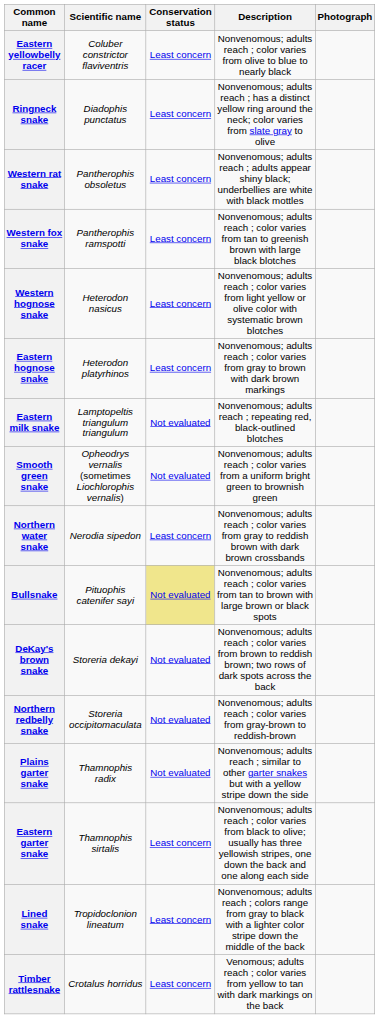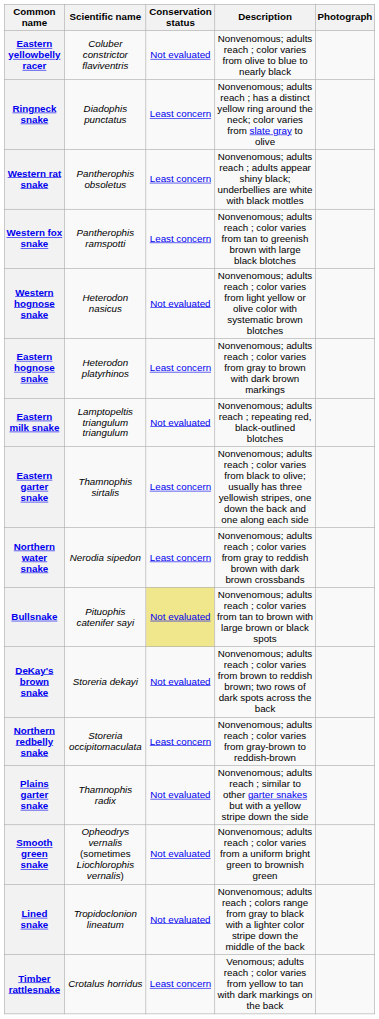(180, 55) Least concern -> (180, 55) Not evaluated
(180, 303) Least concern -> (180, 303) Not evaluated
rows swapped: (34, 476) <-> (34, 843)
(180, 719) Not evaluated -> (180, 741) Least concern
(180, 919) Least concern -> (180, 919) Not evaluated
